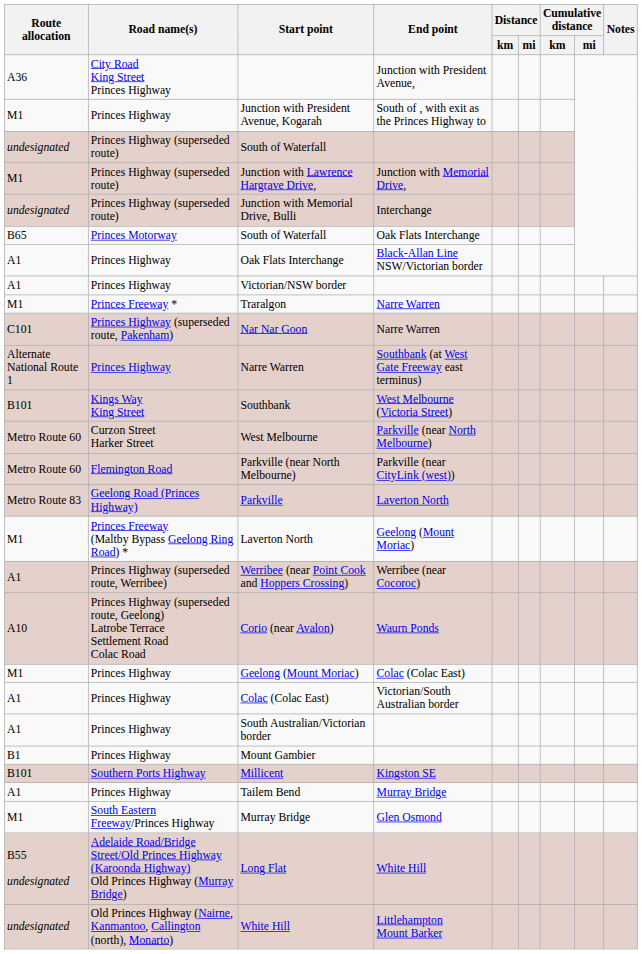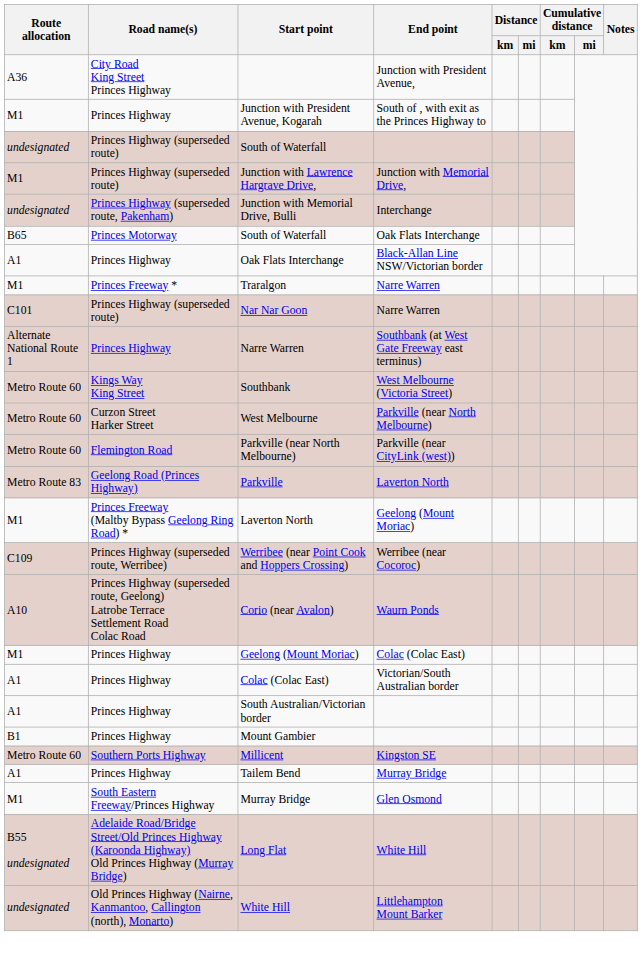(160, 210) Princes Highway (superseded route) -> (160, 210) Princes Highway (superseded route, Pakenham)
- row: (293, 285)
(160, 329) Princes Highway (superseded route, Pakenham) -> (160, 310) Princes Highway (superseded route)
(20, 405) B101 -> (44, 387) Metro Route 60
(14, 577) A1 -> (20, 558) C109
(20, 773) B101 -> (44, 755) Metro Route 60
